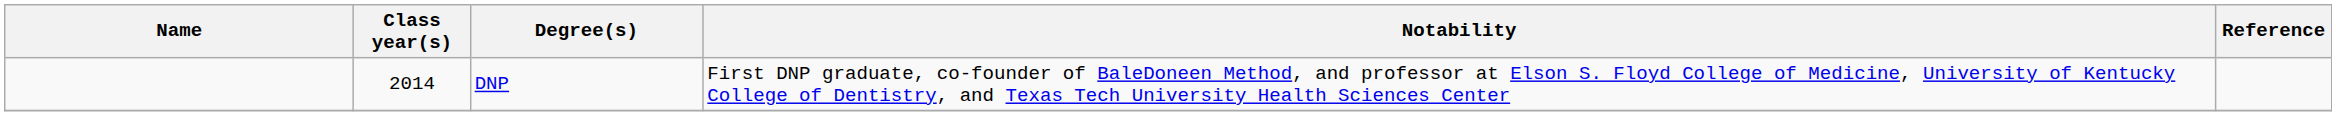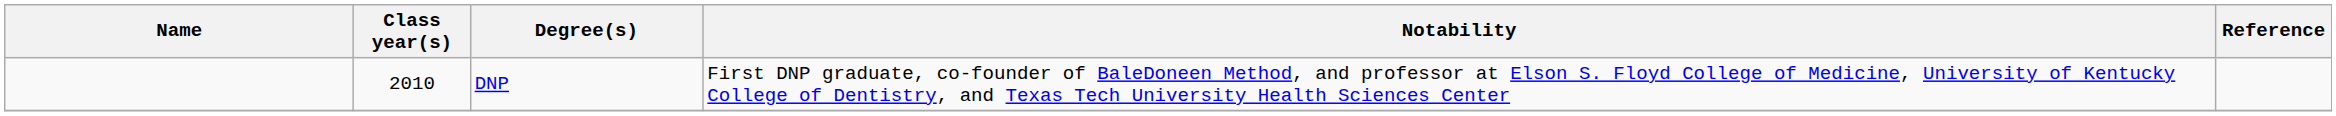(412, 85) 2014 -> (412, 85) 2010
